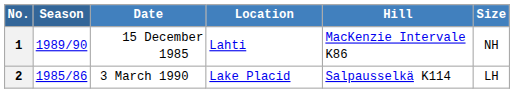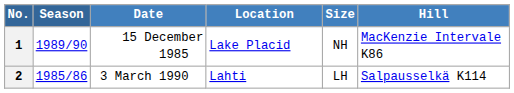columns swapped: (398, 15) <-> (491, 15)
(228, 46) Lahti -> (250, 46) Lake Placid
(250, 77) Lake Placid -> (228, 77) Lahti
